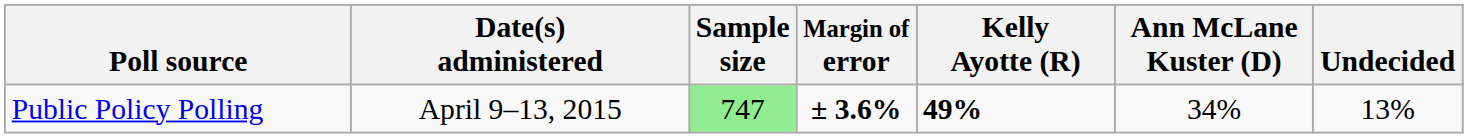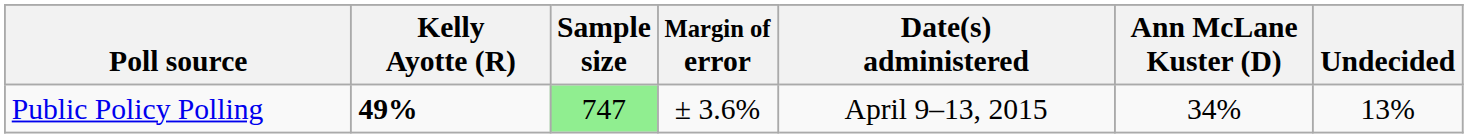columns swapped: (520, 44) <-> (1015, 44)
(856, 108) bold -> (717, 108) normal
